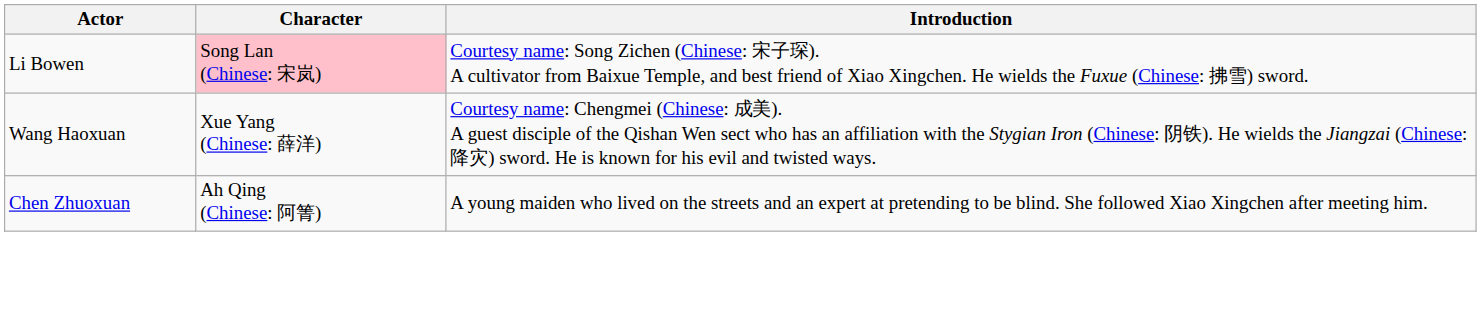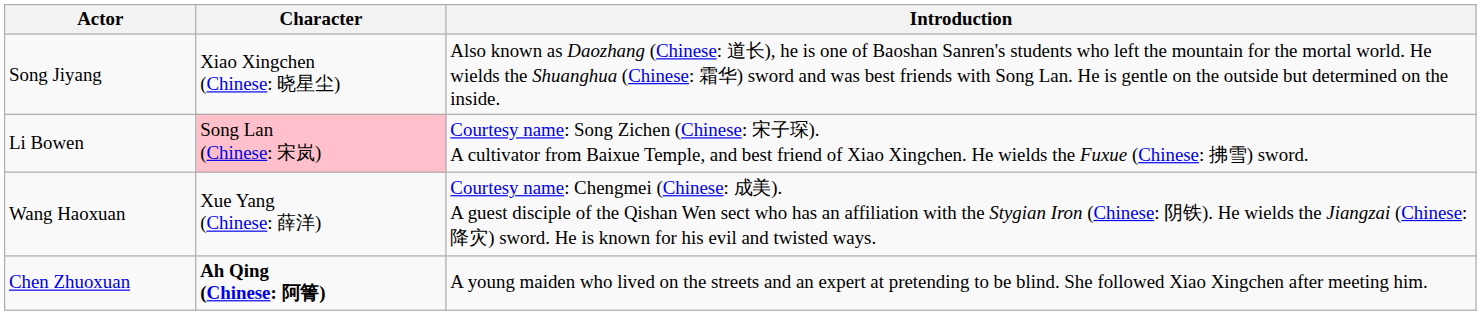+ row: (55, 74)
(261, 201) normal -> (263, 281) bold
